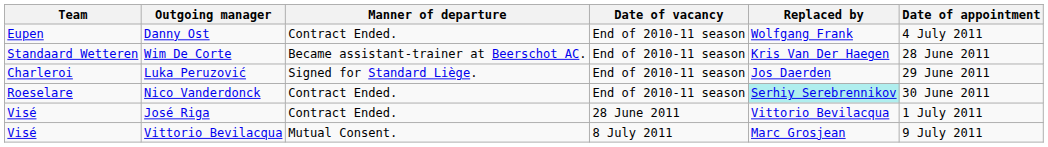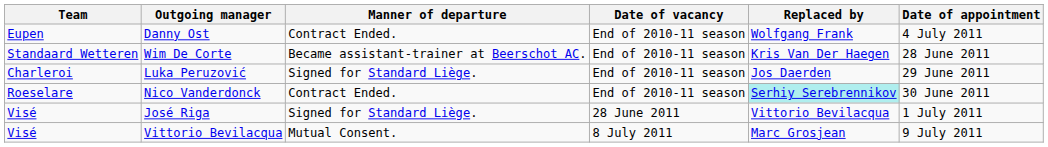(343, 113) Contract Ended. -> (383, 113) Signed for Standard Liège.
